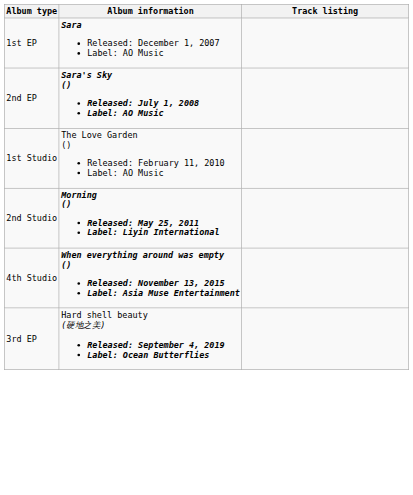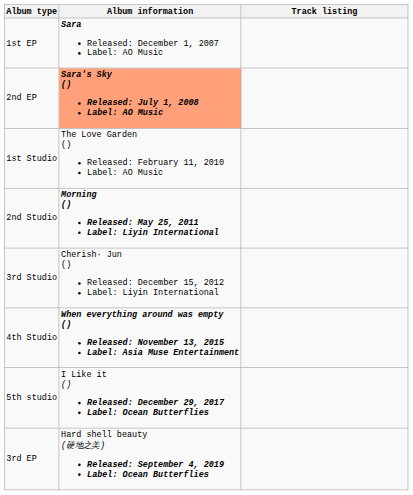(151, 94) no background -> (150, 94) lightsalmon background
+ row: (32, 278)
+ row: (32, 398)
